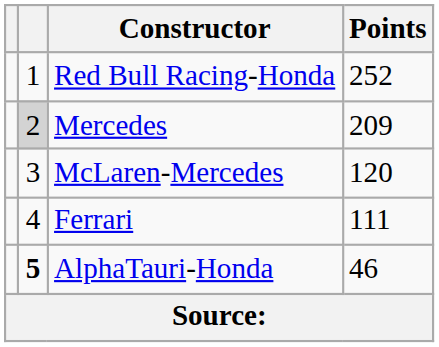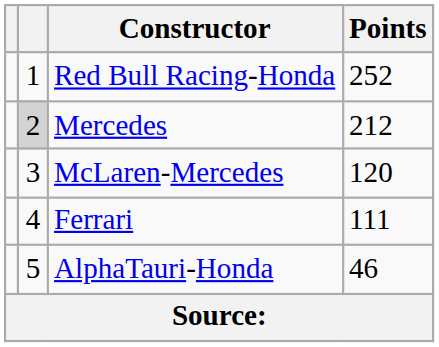(371, 124) 209 -> (371, 124) 212
(33, 268) bold -> (33, 268) normal
